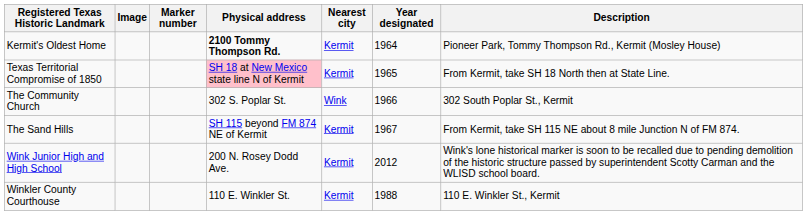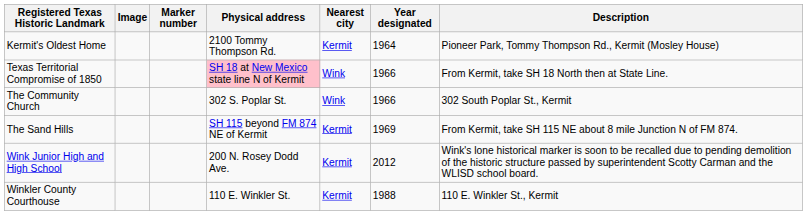(245, 46) bold -> (243, 46) normal
(339, 73) Kermit -> (334, 73) Wink
(386, 73) 1965 -> (384, 73) 1966
(386, 129) 1967 -> (384, 129) 1969
